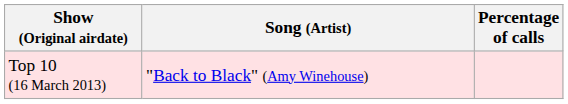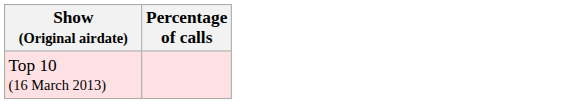- column: (308, 27)
